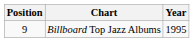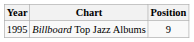columns swapped: (176, 12) <-> (25, 12)
